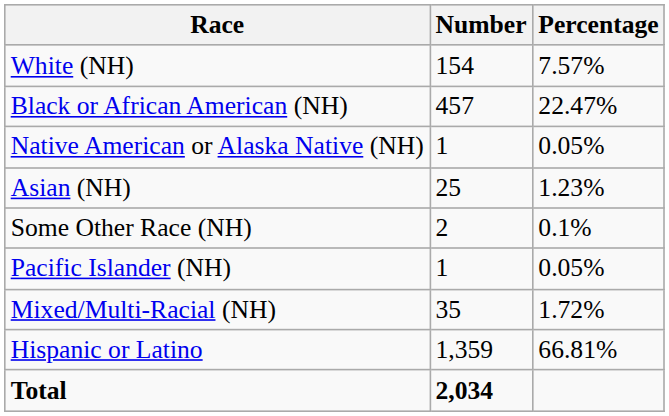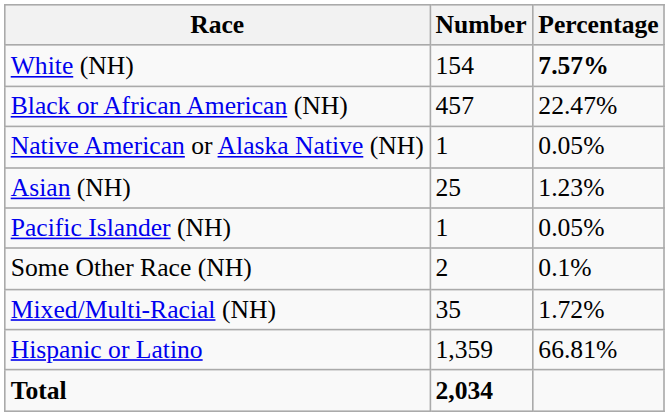(571, 65) normal -> (574, 65) bold
rows swapped: (121, 268) <-> (131, 227)
